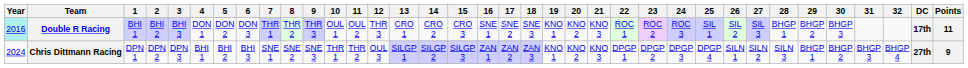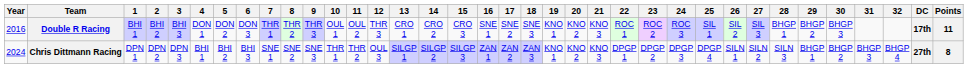(16, 29) paleturquoise background -> (16, 29) no background
(948, 52) 9 -> (948, 52) 8
